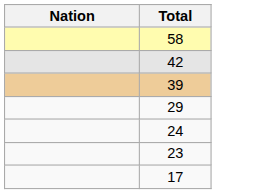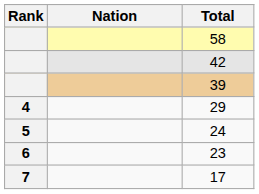+ column: (26, 16)
